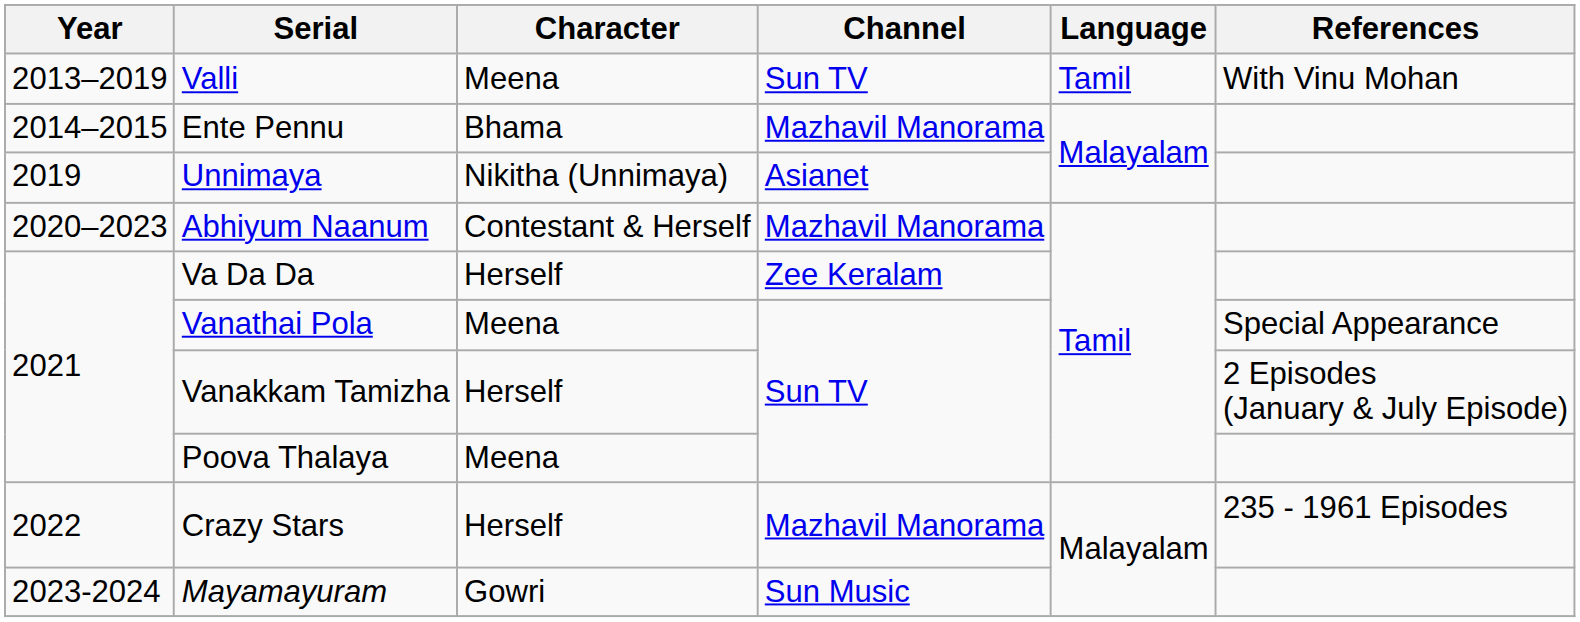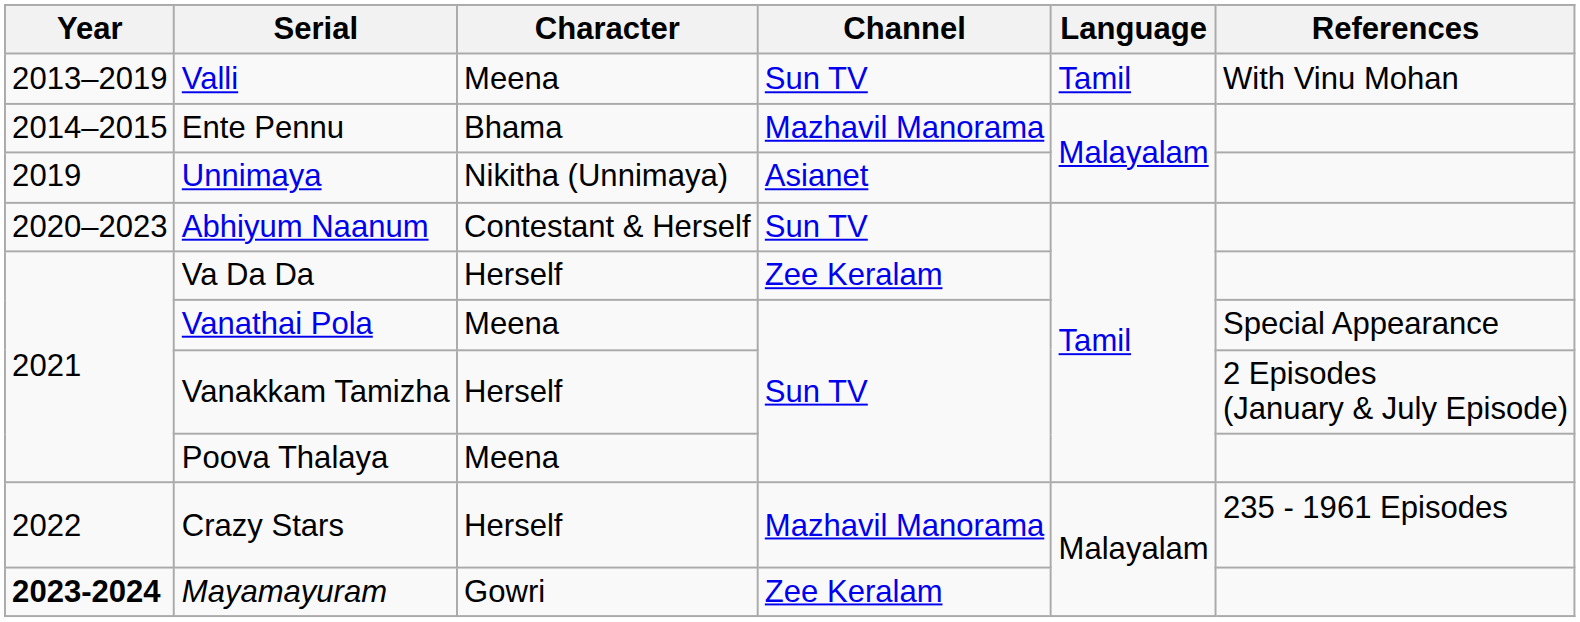(905, 226) Mazhavil Manorama -> (816, 226) Sun TV
(86, 591) normal -> (86, 591) bold
(837, 591) Sun Music -> (854, 591) Zee Keralam
